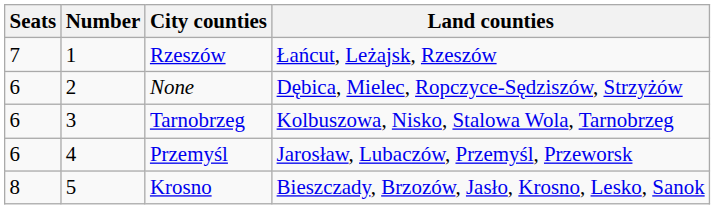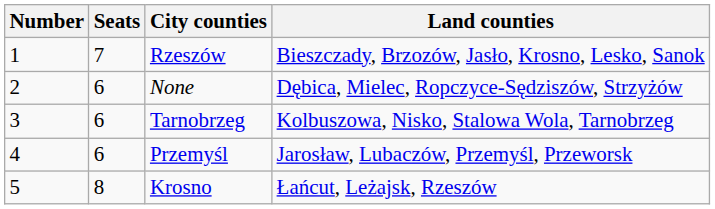columns swapped: (103, 21) <-> (33, 21)
(387, 54) Łańcut, Leżajsk, Rzeszów -> (491, 54) Bieszczady, Brzozów, Jasło, Krosno, Lesko, Sanok
(491, 187) Bieszczady, Brzozów, Jasło, Krosno, Lesko, Sanok -> (387, 187) Łańcut, Leżajsk, Rzeszów
